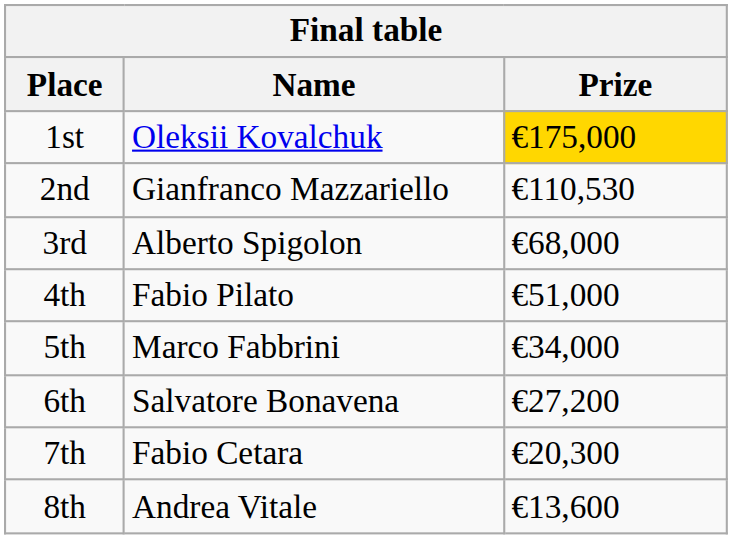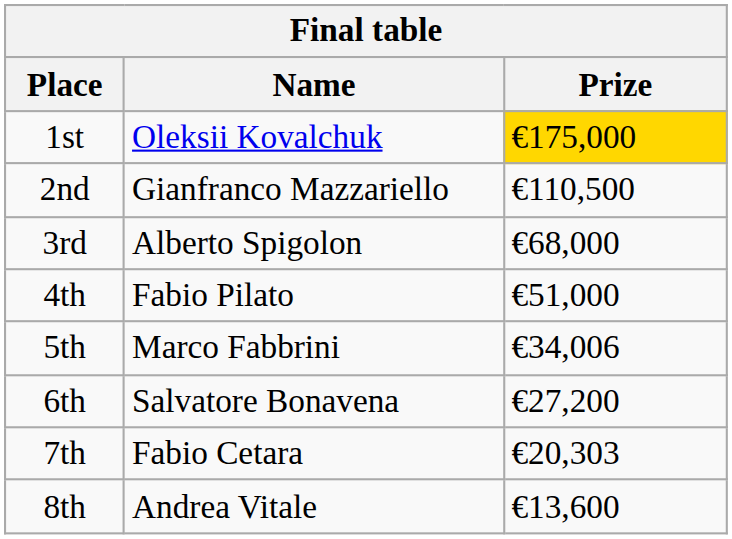(573, 189) €110,530 -> (573, 189) €110,500
(565, 347) €34,000 -> (565, 347) €34,006
(565, 453) €20,300 -> (565, 453) €20,303
